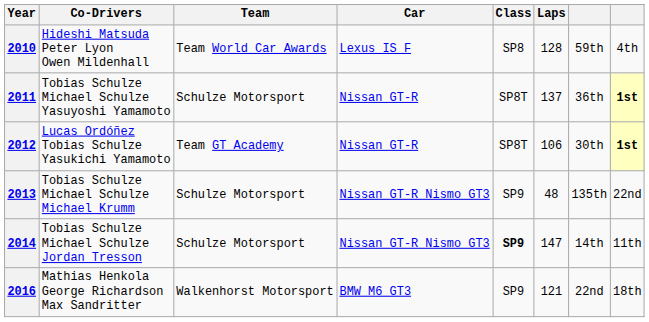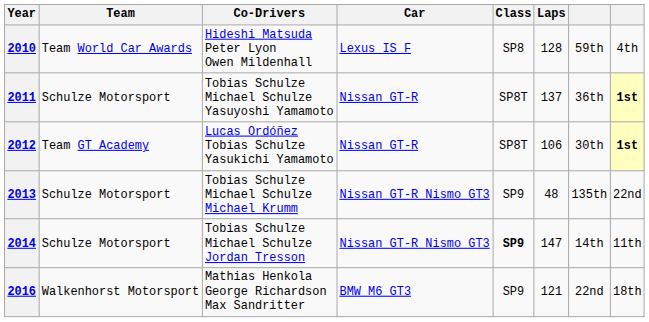columns swapped: (255, 14) <-> (106, 14)
